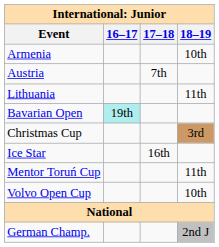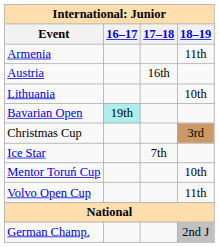(196, 53) 10th -> (196, 53) 11th
(159, 73) 7th -> (159, 73) 16th
(196, 93) 11th -> (196, 93) 10th
(159, 152) 16th -> (159, 152) 7th
(196, 172) 11th -> (196, 172) 10th
(196, 192) 10th -> (196, 192) 11th
